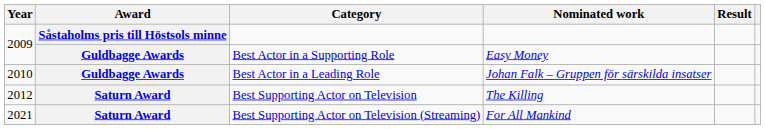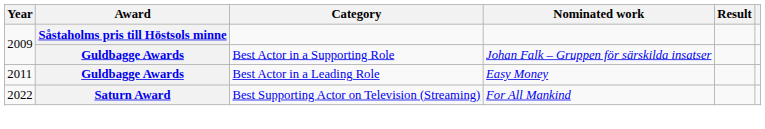(517, 54) Easy Money -> (599, 54) Johan Falk – Gruppen för särskilda insatser
(20, 74) 2010 -> (20, 74) 2011
(599, 74) Johan Falk – Gruppen för särskilda insatser -> (517, 74) Easy Money
- row: (325, 94)
(20, 114) 2021 -> (20, 94) 2022
